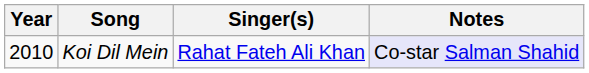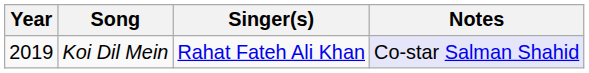(31, 51) 2010 -> (31, 51) 2019
